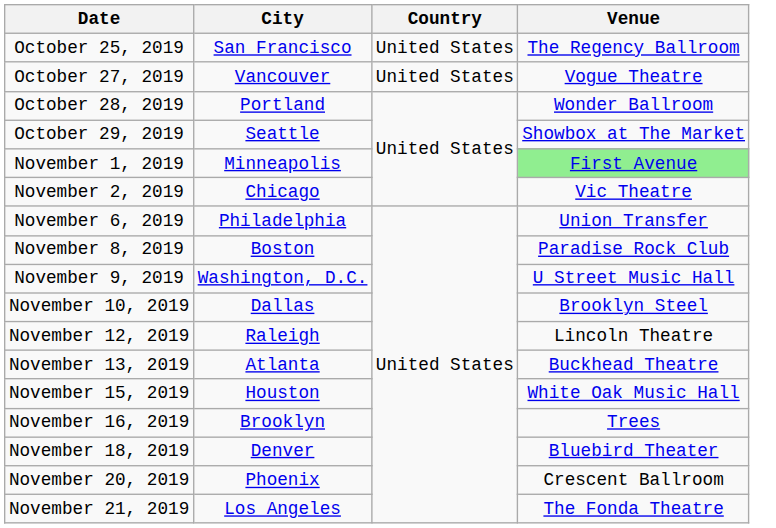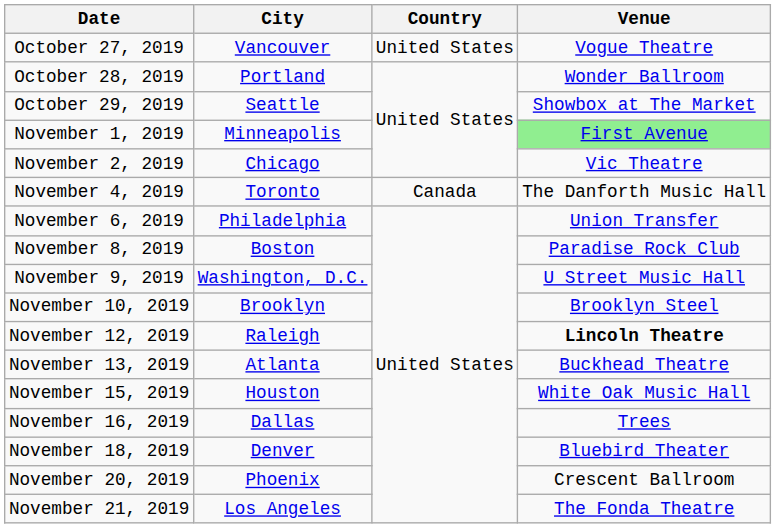- row: (99, 48)
+ row: (99, 192)
(283, 307) Dallas -> (283, 307) Brooklyn
(634, 336) normal -> (644, 336) bold
(283, 422) Brooklyn -> (283, 422) Dallas
